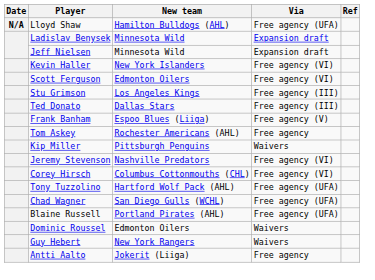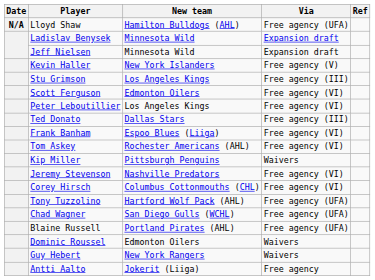(294, 65) Free agency (VI) -> (301, 65) Free agency (V)
rows swapped: (65, 79) <-> (58, 92)
+ row: (75, 106)
(291, 120) Free agency (V) -> (304, 133) Free agency (VI)
(281, 133) Free agency -> (304, 147) Free agency (VI)
